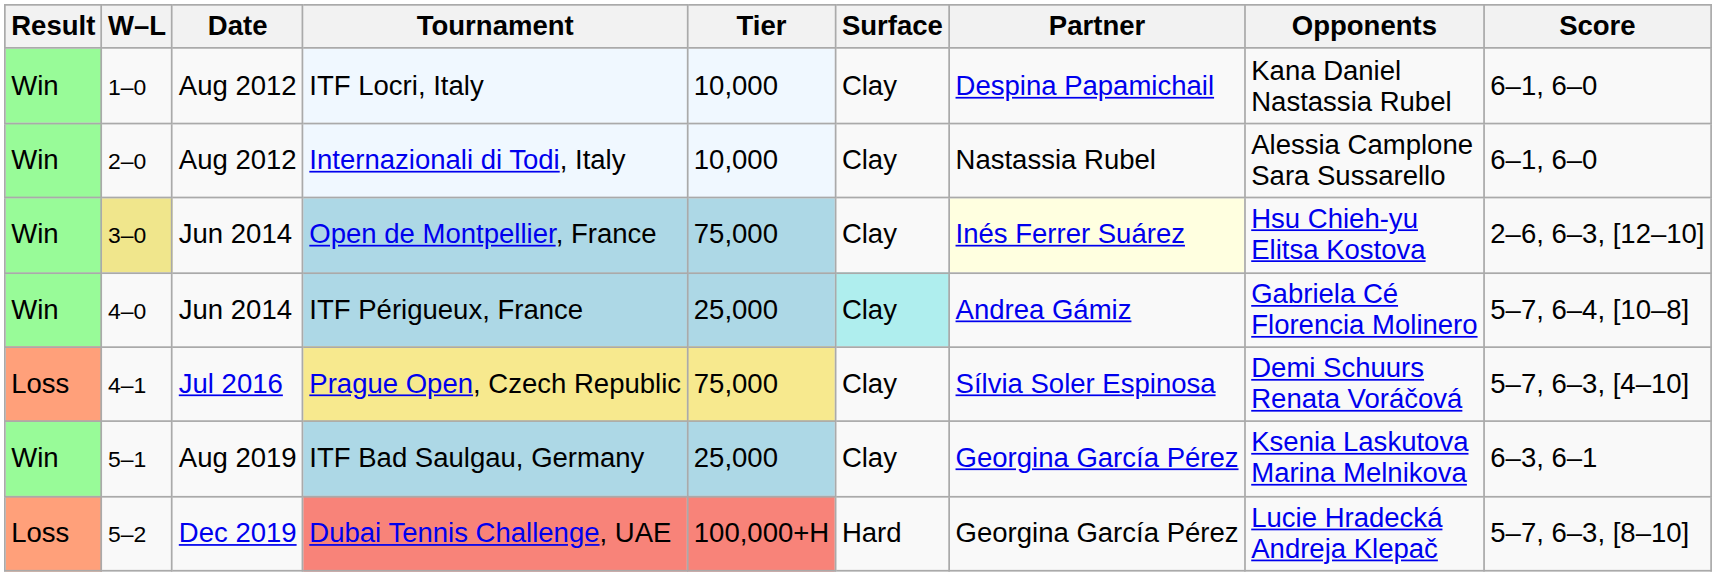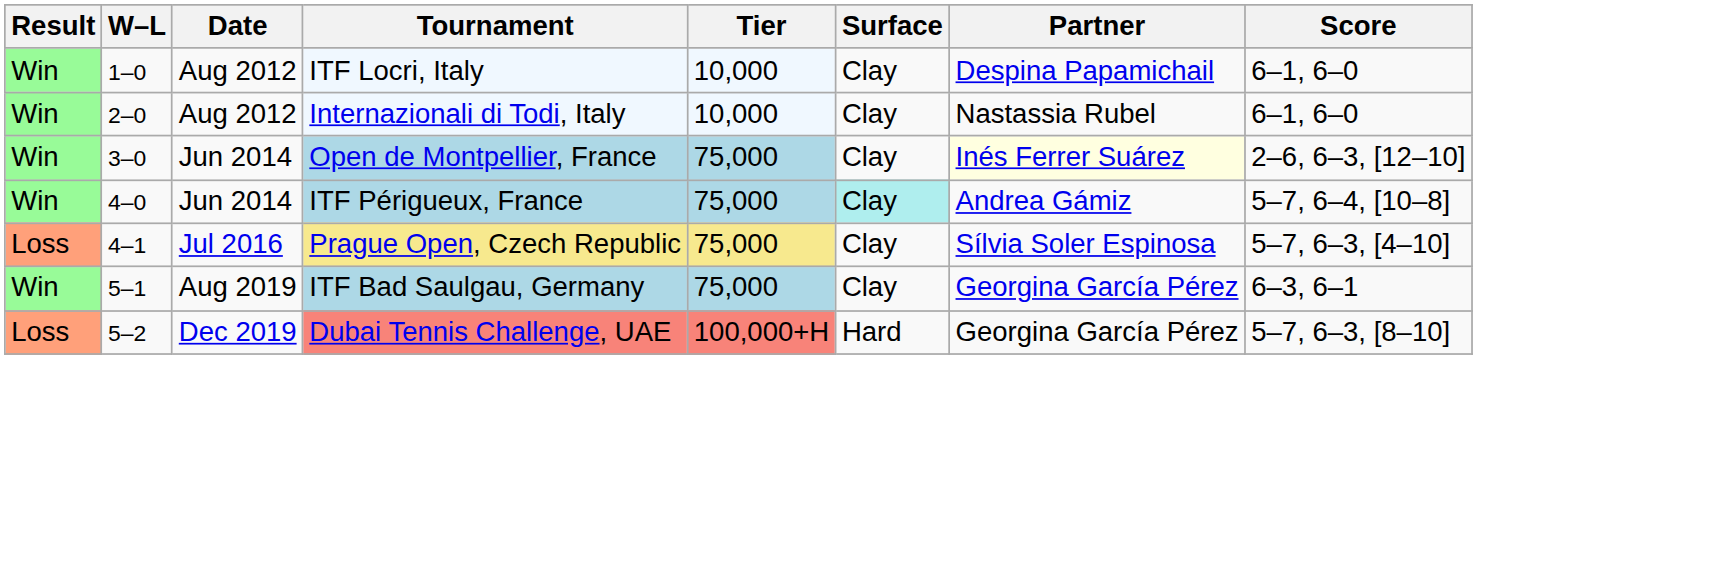- column: (1364, 26)
(127, 236) khaki background -> (127, 158) no background
(736, 309) 25,000 -> (736, 200) 75,000
(736, 458) 25,000 -> (736, 288) 75,000
